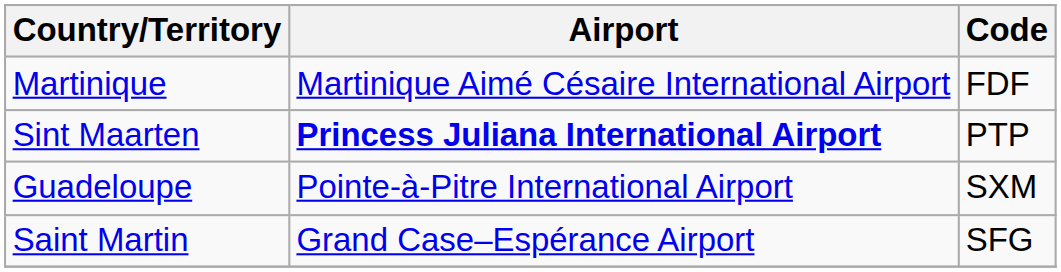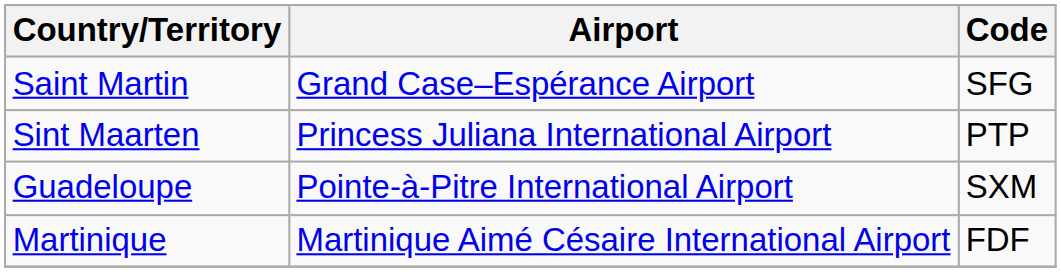rows swapped: (101, 239) <-> (90, 82)
(589, 135) bold -> (564, 135) normal
